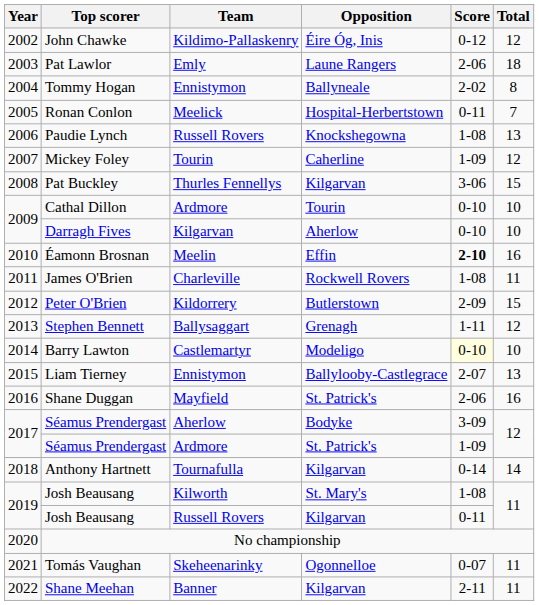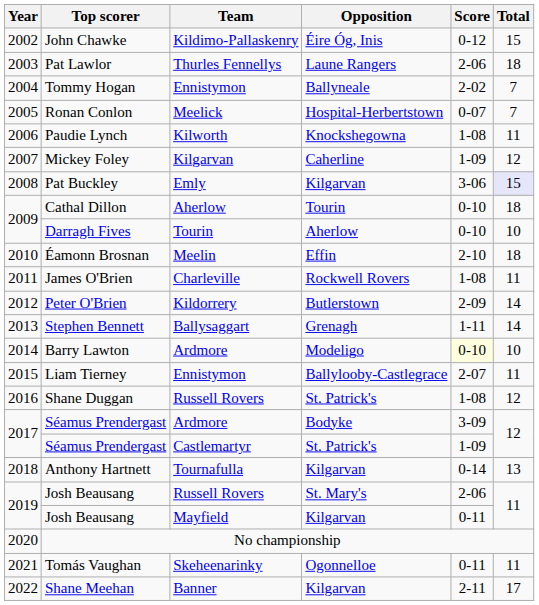(513, 40) 12 -> (513, 40) 15
(189, 64) Emly -> (227, 64) Thurles Fennellys
(513, 87) 8 -> (513, 87) 7
(472, 111) 0-11 -> (472, 111) 0-07
(218, 135) Russell Rovers -> (200, 135) Kilworth
(513, 135) 13 -> (513, 135) 11
(193, 159) Tourin -> (203, 159) Kilgarvan
(227, 183) Thurles Fennellys -> (189, 183) Emly
(513, 183) no background -> (513, 183) lavender background
(200, 207) Ardmore -> (199, 207) Aherlow
(513, 207) 10 -> (513, 207) 18
(203, 231) Kilgarvan -> (193, 231) Tourin
(472, 254) bold -> (472, 254) normal
(513, 254) 16 -> (513, 254) 18
(513, 302) 15 -> (513, 302) 14
(513, 326) 12 -> (513, 326) 14
(212, 350) Castlemartyr -> (200, 350) Ardmore
(513, 374) 13 -> (513, 374) 11
(201, 398) Mayfield -> (218, 398) Russell Rovers
(472, 398) 2-06 -> (472, 398) 1-08
(513, 398) 16 -> (513, 398) 12
(199, 421) Aherlow -> (200, 421) Ardmore
(200, 445) Ardmore -> (212, 445) Castlemartyr
(513, 469) 14 -> (513, 469) 13
(200, 493) Kilworth -> (218, 493) Russell Rovers
(472, 493) 1-08 -> (472, 493) 2-06
(218, 517) Russell Rovers -> (201, 517) Mayfield
(472, 565) 0-07 -> (472, 565) 0-11
(513, 588) 11 -> (513, 588) 17
